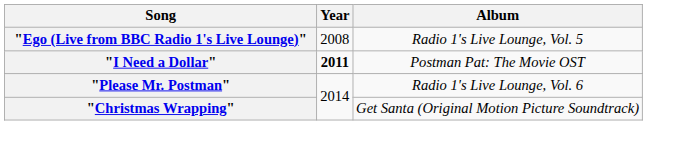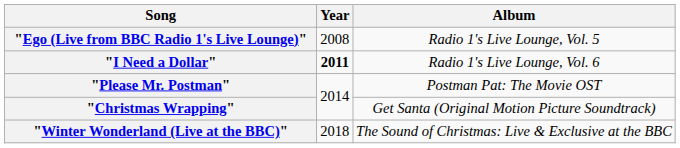(498, 62) Postman Pat: The Movie OST -> (514, 62) Radio 1's Live Lounge, Vol. 6
(498, 85) Radio 1's Live Lounge, Vol. 6 -> (514, 85) Postman Pat: The Movie OST
+ row: (161, 131)
